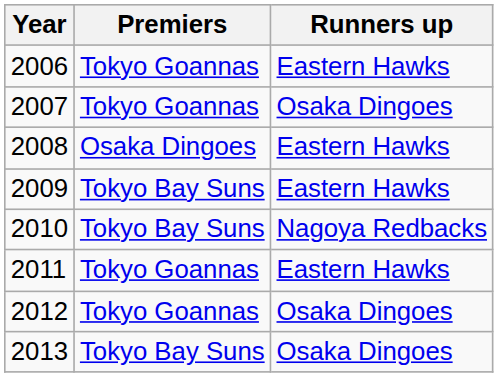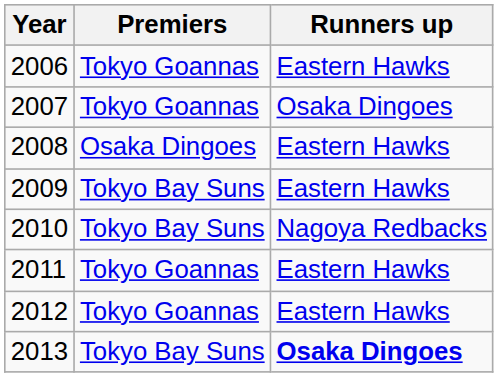(365, 310) Osaka Dingoes -> (363, 310) Eastern Hawks
(365, 351) normal -> (370, 351) bold
